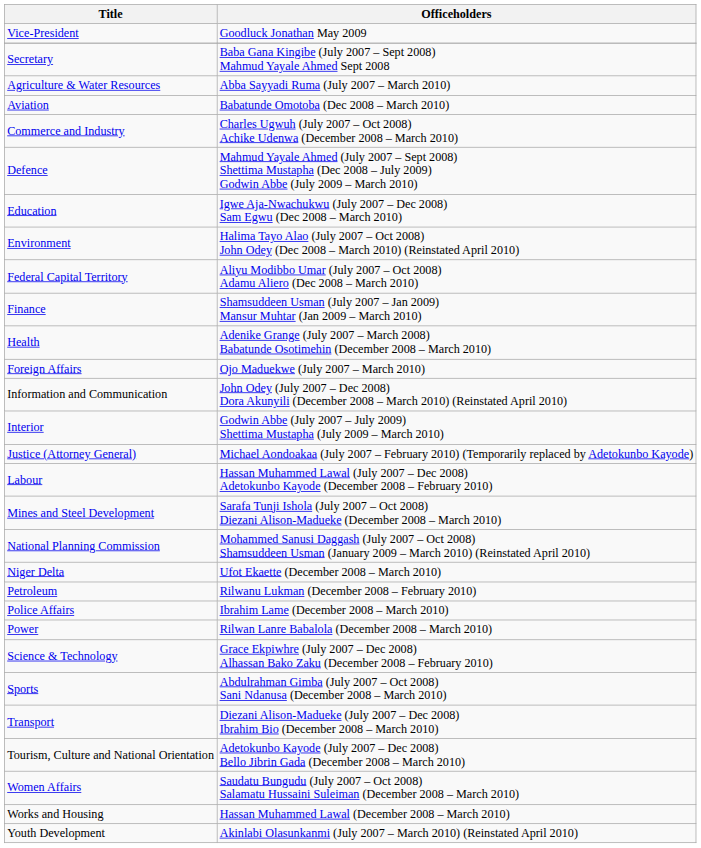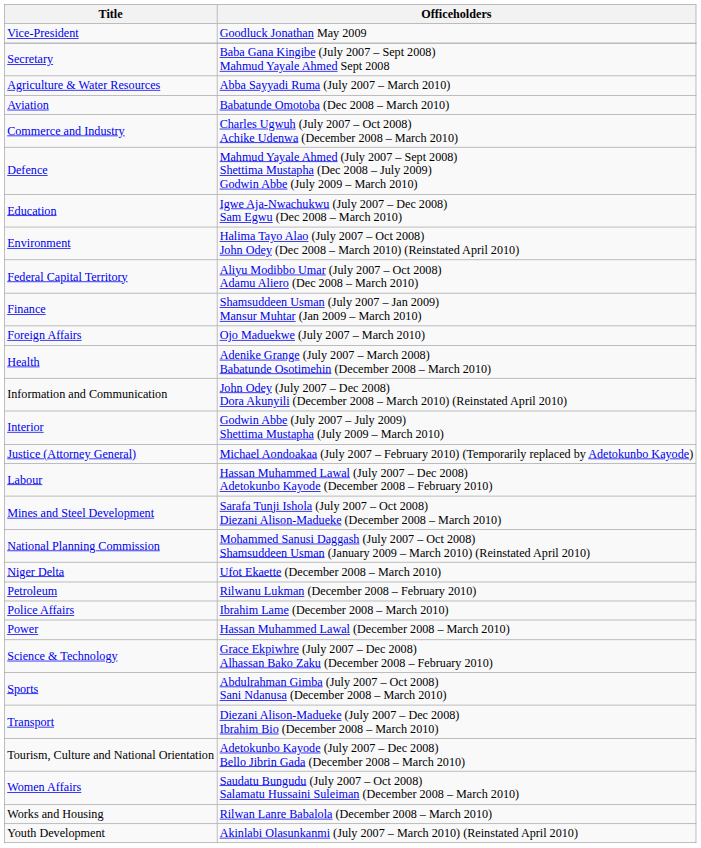rows swapped: (44, 368) <-> (23, 342)
(356, 629) Rilwan Lanre Babalola (December 2008 – March 2010) -> (365, 629) Hassan Muhammed Lawal (December 2008 – March 2010)
(365, 814) Hassan Muhammed Lawal (December 2008 – March 2010) -> (356, 814) Rilwan Lanre Babalola (December 2008 – March 2010)
